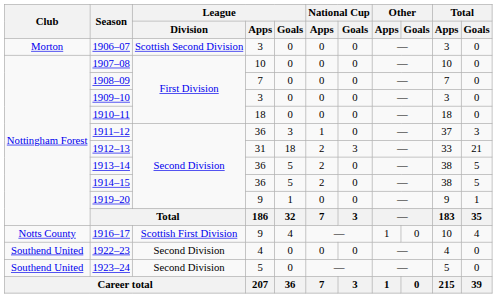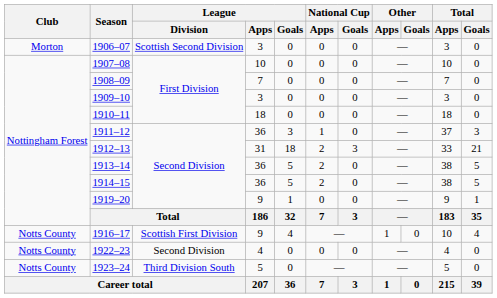(47, 251) Southend United -> (47, 251) Notts County
(47, 268) Southend United -> (47, 268) Notts County
(189, 268) Second Division -> (189, 268) Third Division South
